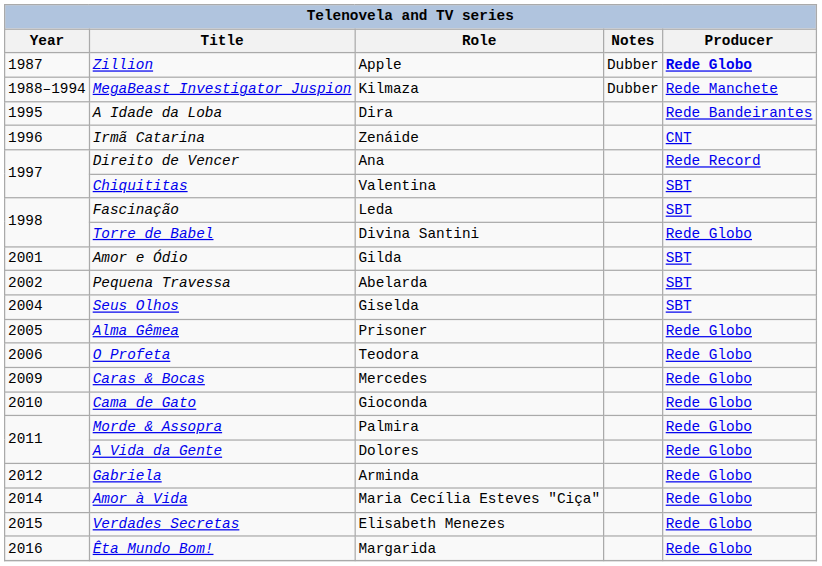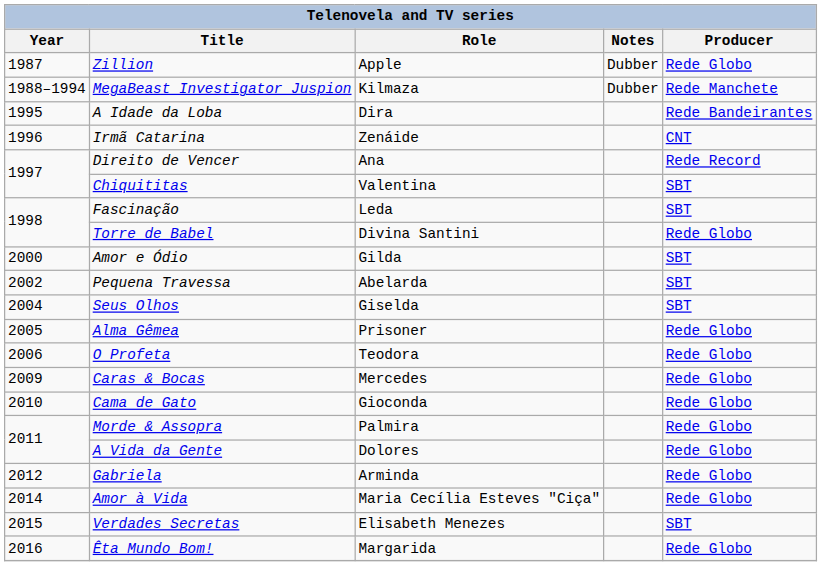(709, 65) bold -> (709, 65) normal
(25, 258) 2001 -> (25, 258) 2000
(709, 524) Rede Globo -> (679, 524) SBT
